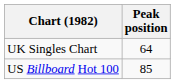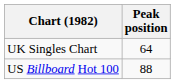(146, 68) 85 -> (146, 68) 88
